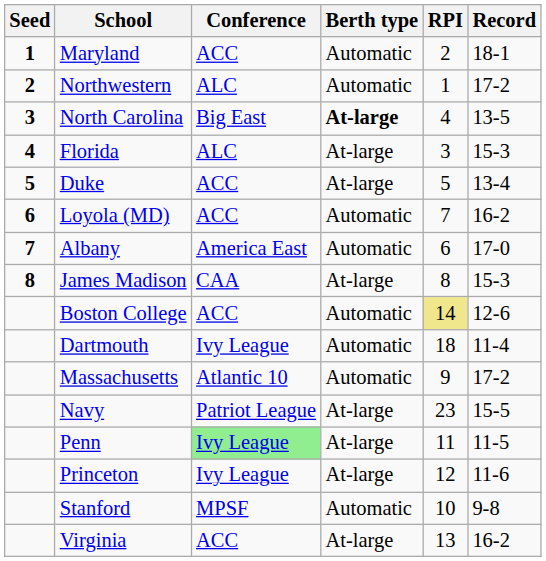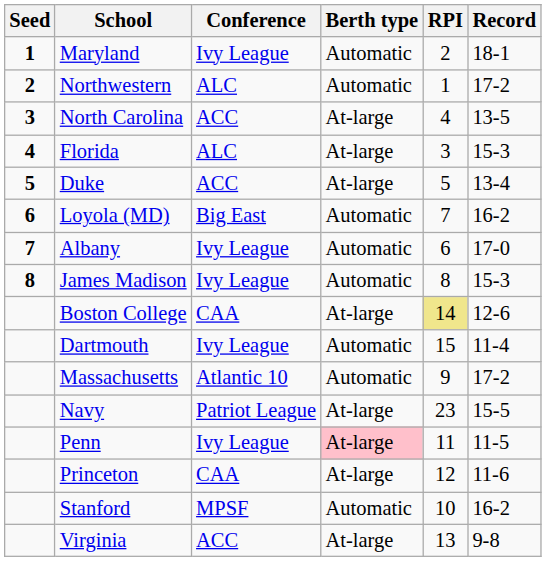(217, 53) ACC -> (242, 53) Ivy League
(231, 118) Big East -> (217, 118) ACC
(362, 118) bold -> (359, 118) normal
(217, 215) ACC -> (231, 215) Big East
(252, 248) America East -> (242, 248) Ivy League
(218, 280) CAA -> (242, 280) Ivy League
(359, 280) At-large -> (369, 280) Automatic
(217, 313) ACC -> (218, 313) CAA
(369, 313) Automatic -> (359, 313) At-large
(445, 345) 18 -> (445, 345) 15
(242, 442) lightgreen background -> (242, 442) no background
(359, 442) no background -> (359, 442) pink background
(242, 475) Ivy League -> (218, 475) CAA
(486, 507) 9-8 -> (491, 507) 16-2
(491, 540) 16-2 -> (486, 540) 9-8
